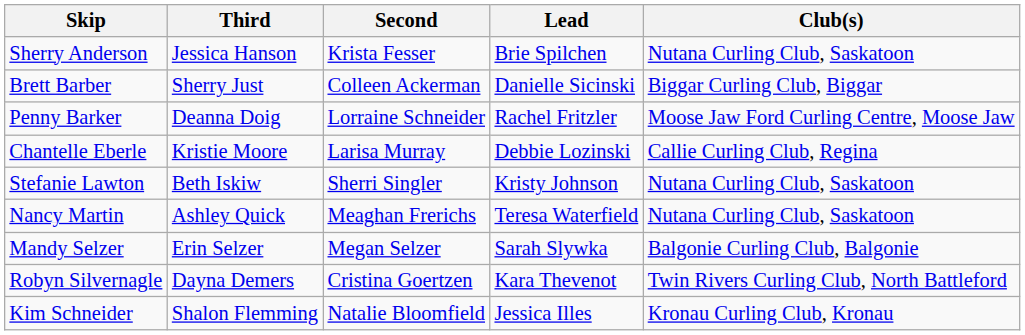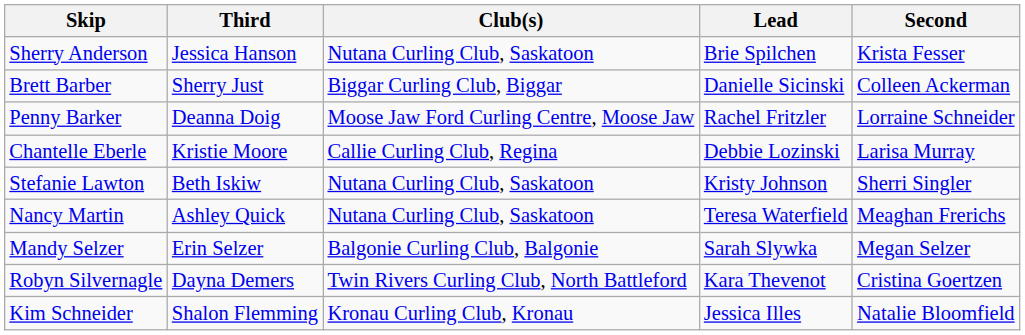columns swapped: (406, 20) <-> (831, 20)
